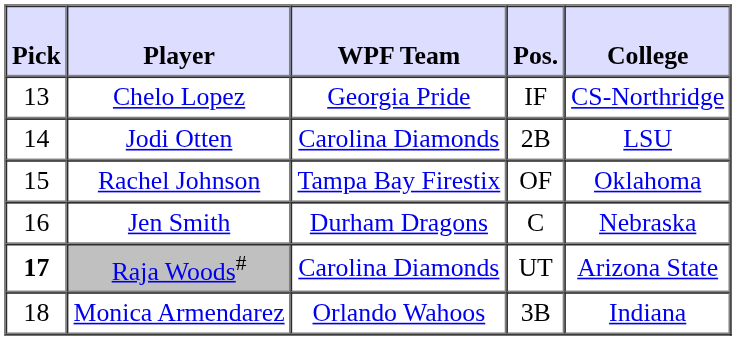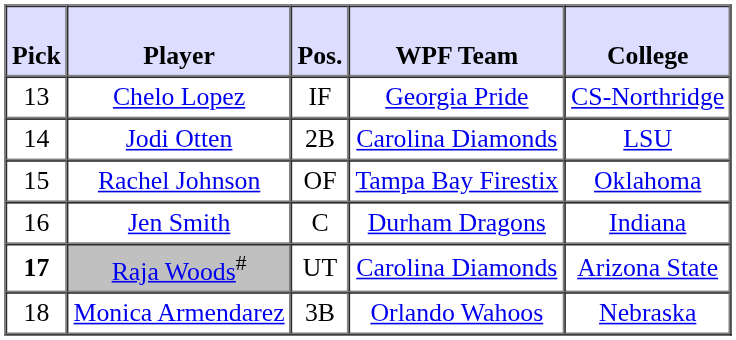columns swapped: (536, 55) <-> (399, 55)
(648, 222) Nebraska -> (648, 222) Indiana
(648, 313) Indiana -> (648, 313) Nebraska
